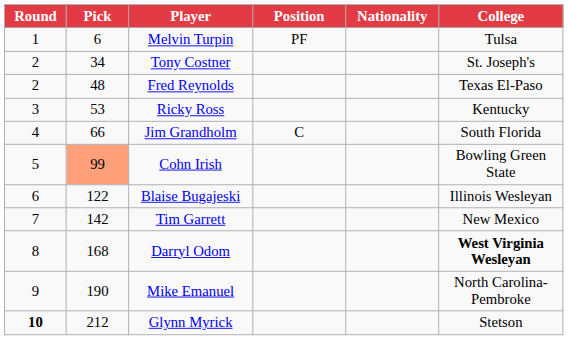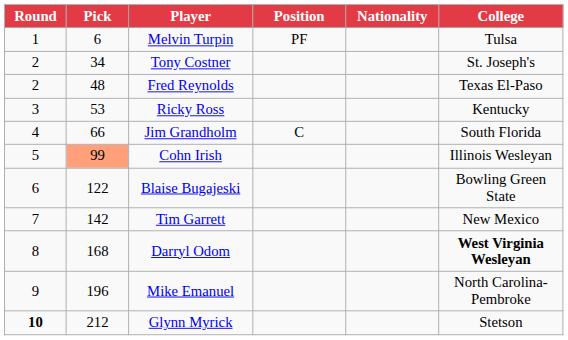(501, 164) Bowling Green State -> (501, 156) Illinois Wesleyan
(501, 196) Illinois Wesleyan -> (501, 187) Bowling Green State
(98, 291) 190 -> (98, 291) 196
